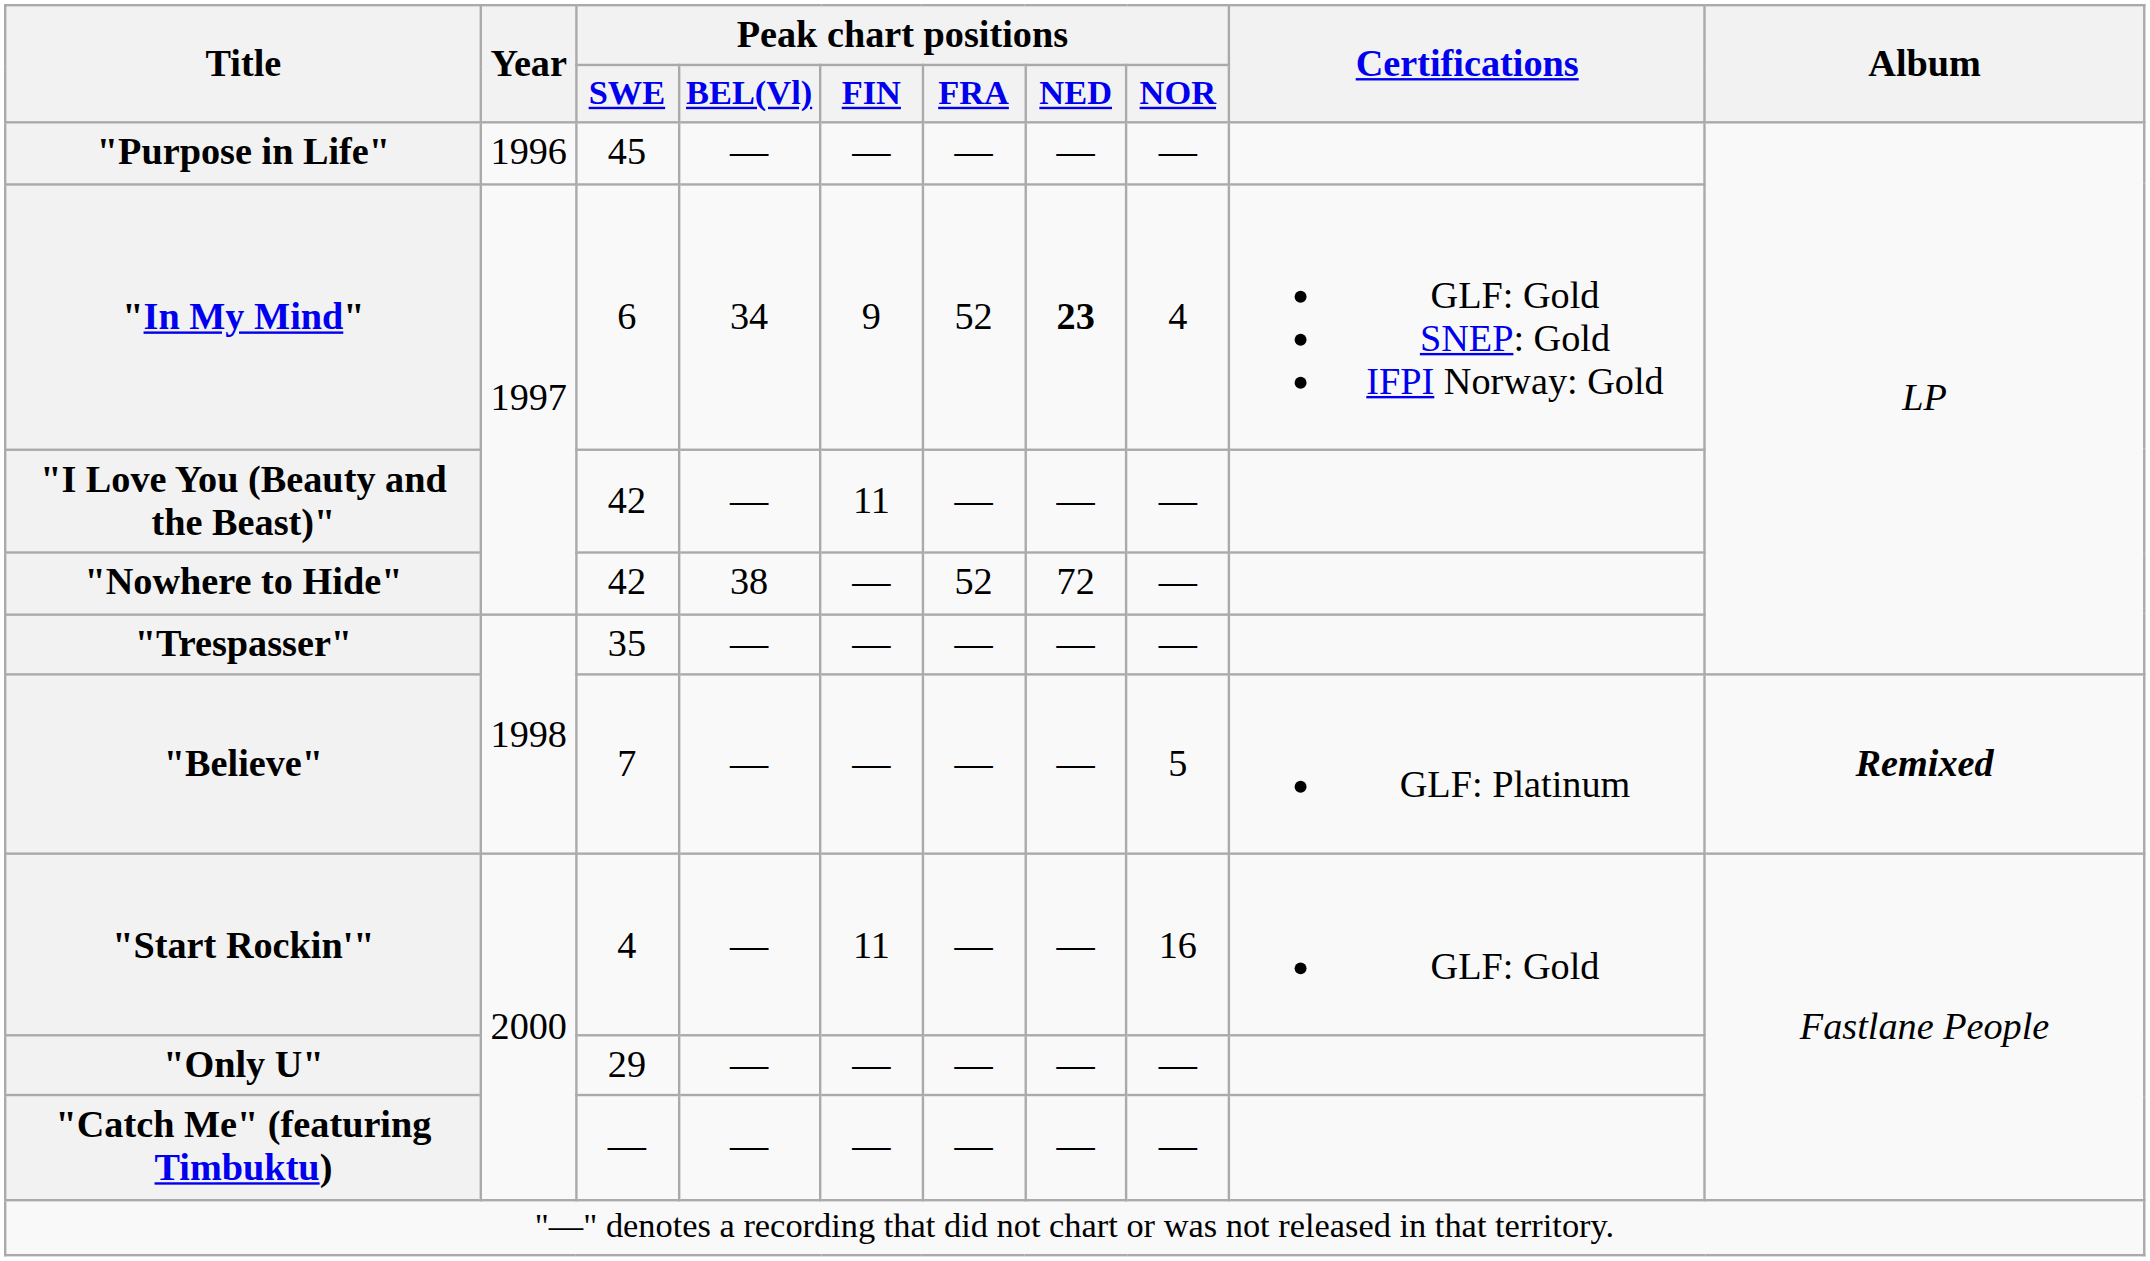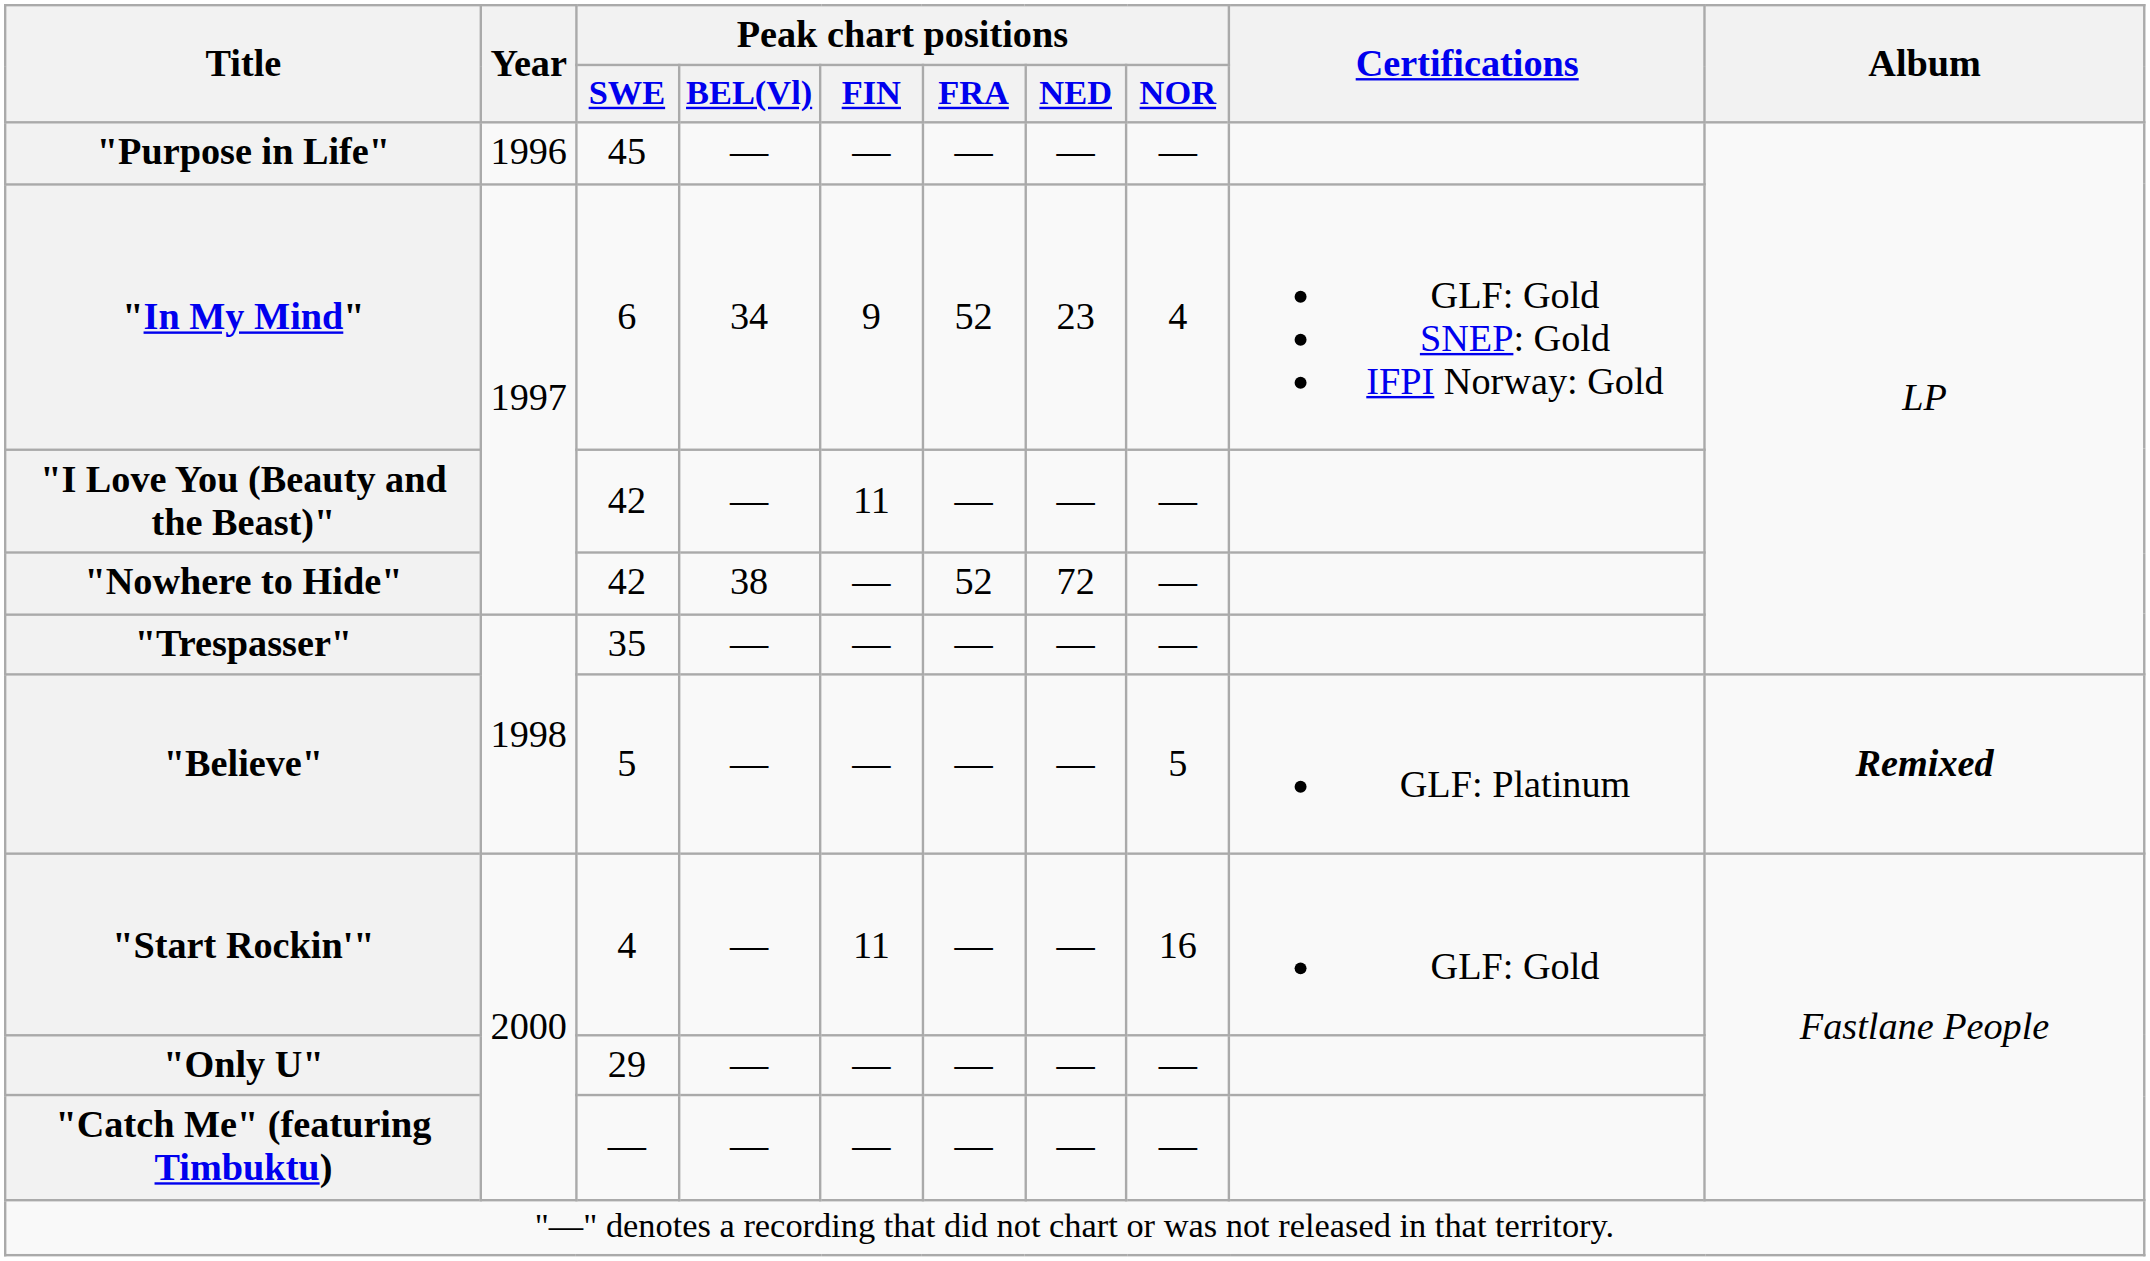(1076, 315) bold -> (1076, 315) normal
(627, 763) 7 -> (627, 763) 5
